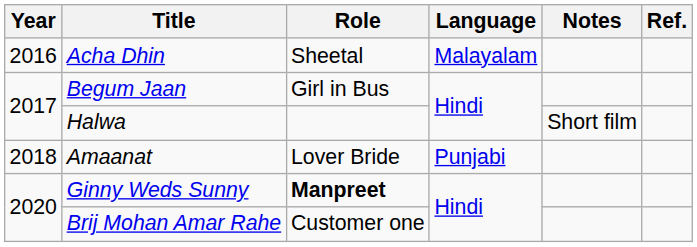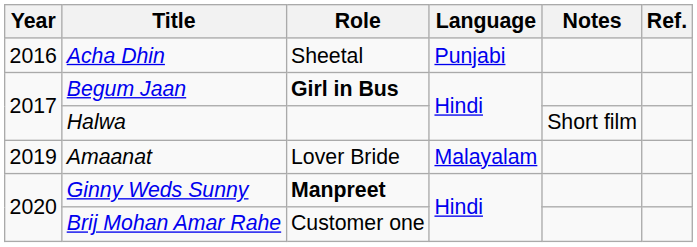(486, 55) Malayalam -> (470, 55) Punjabi
(340, 88) normal -> (345, 88) bold
(33, 156) 2018 -> (33, 156) 2019
(470, 156) Punjabi -> (486, 156) Malayalam
